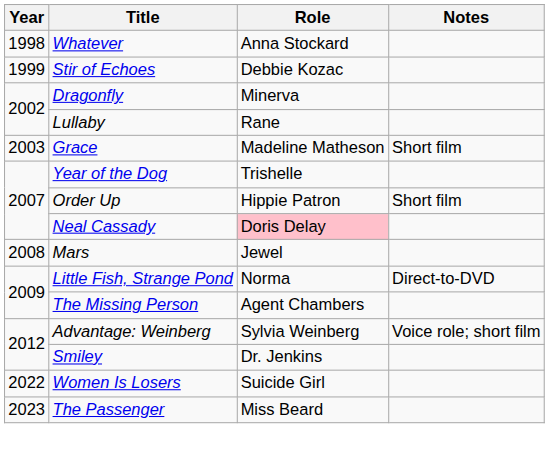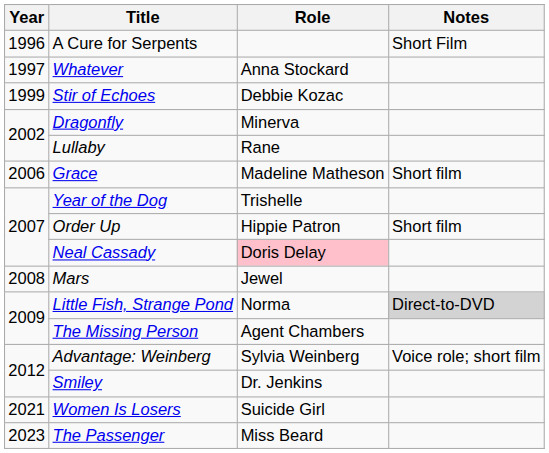+ row: (125, 43)
(27, 43) 1998 -> (27, 69) 1997
(27, 148) 2003 -> (27, 174) 2006
(443, 278) no background -> (443, 305) lightgrey background
(27, 383) 2022 -> (27, 409) 2021
